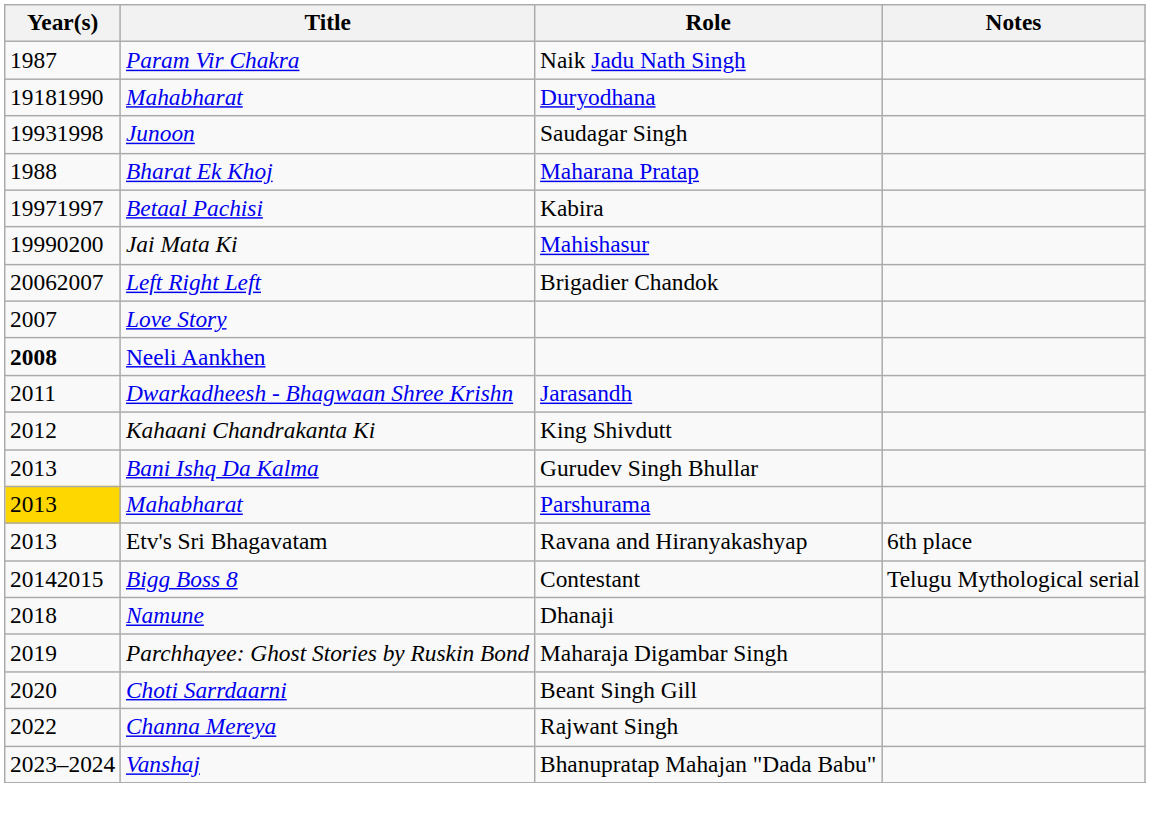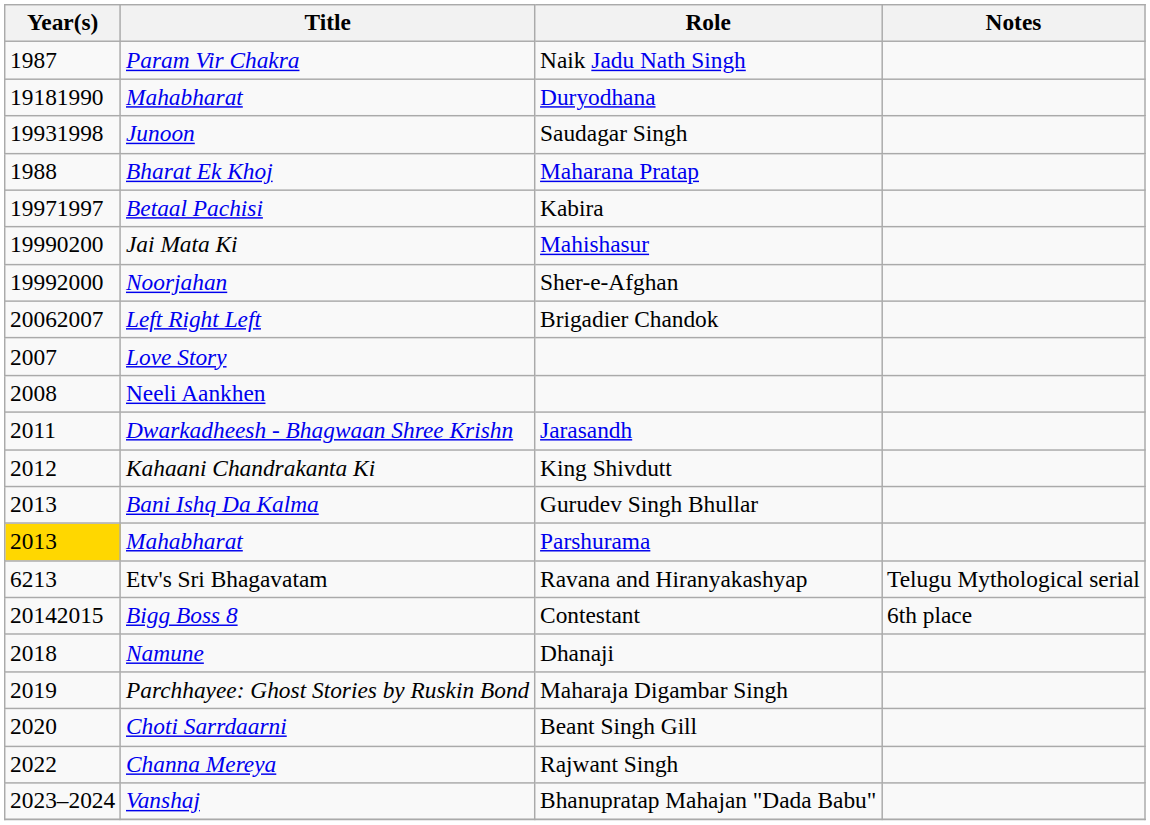+ row: (177, 282)
(33, 356) bold -> (33, 393) normal
(33, 541) 2013 -> (33, 578) 6213
(930, 541) 6th place -> (1013, 578) Telugu Mythological serial
(1013, 578) Telugu Mythological serial -> (930, 615) 6th place
